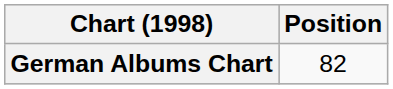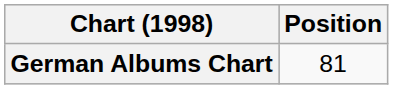(333, 63) 82 -> (333, 63) 81
